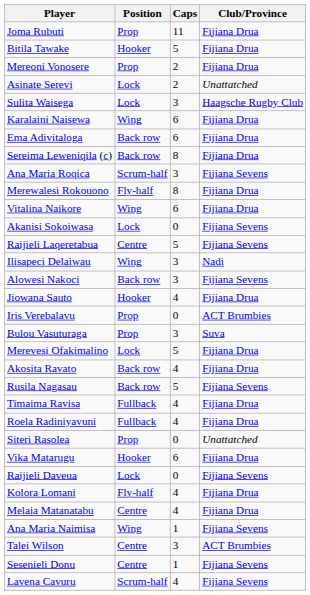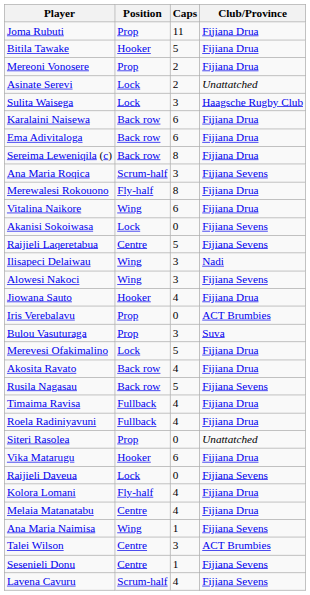(129, 119) Wing -> (139, 119) Back row
(139, 279) Back row -> (129, 279) Wing
